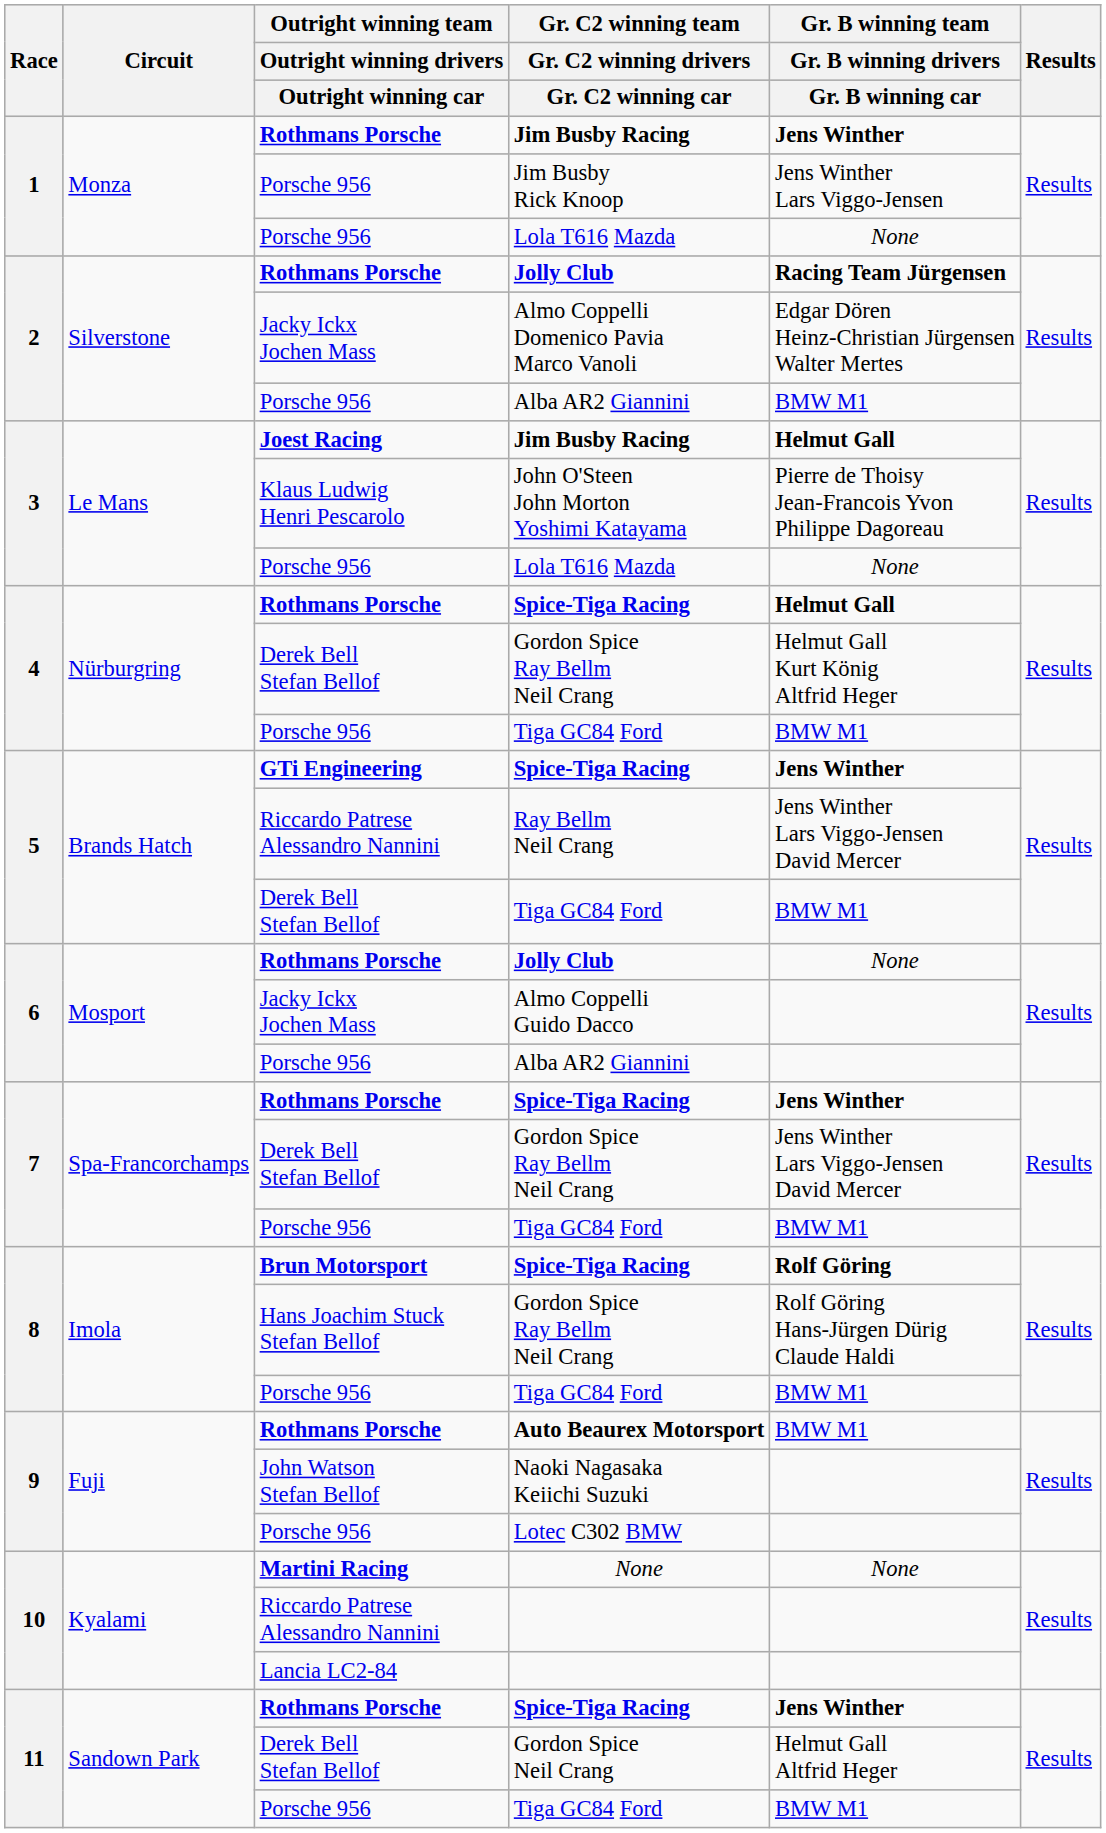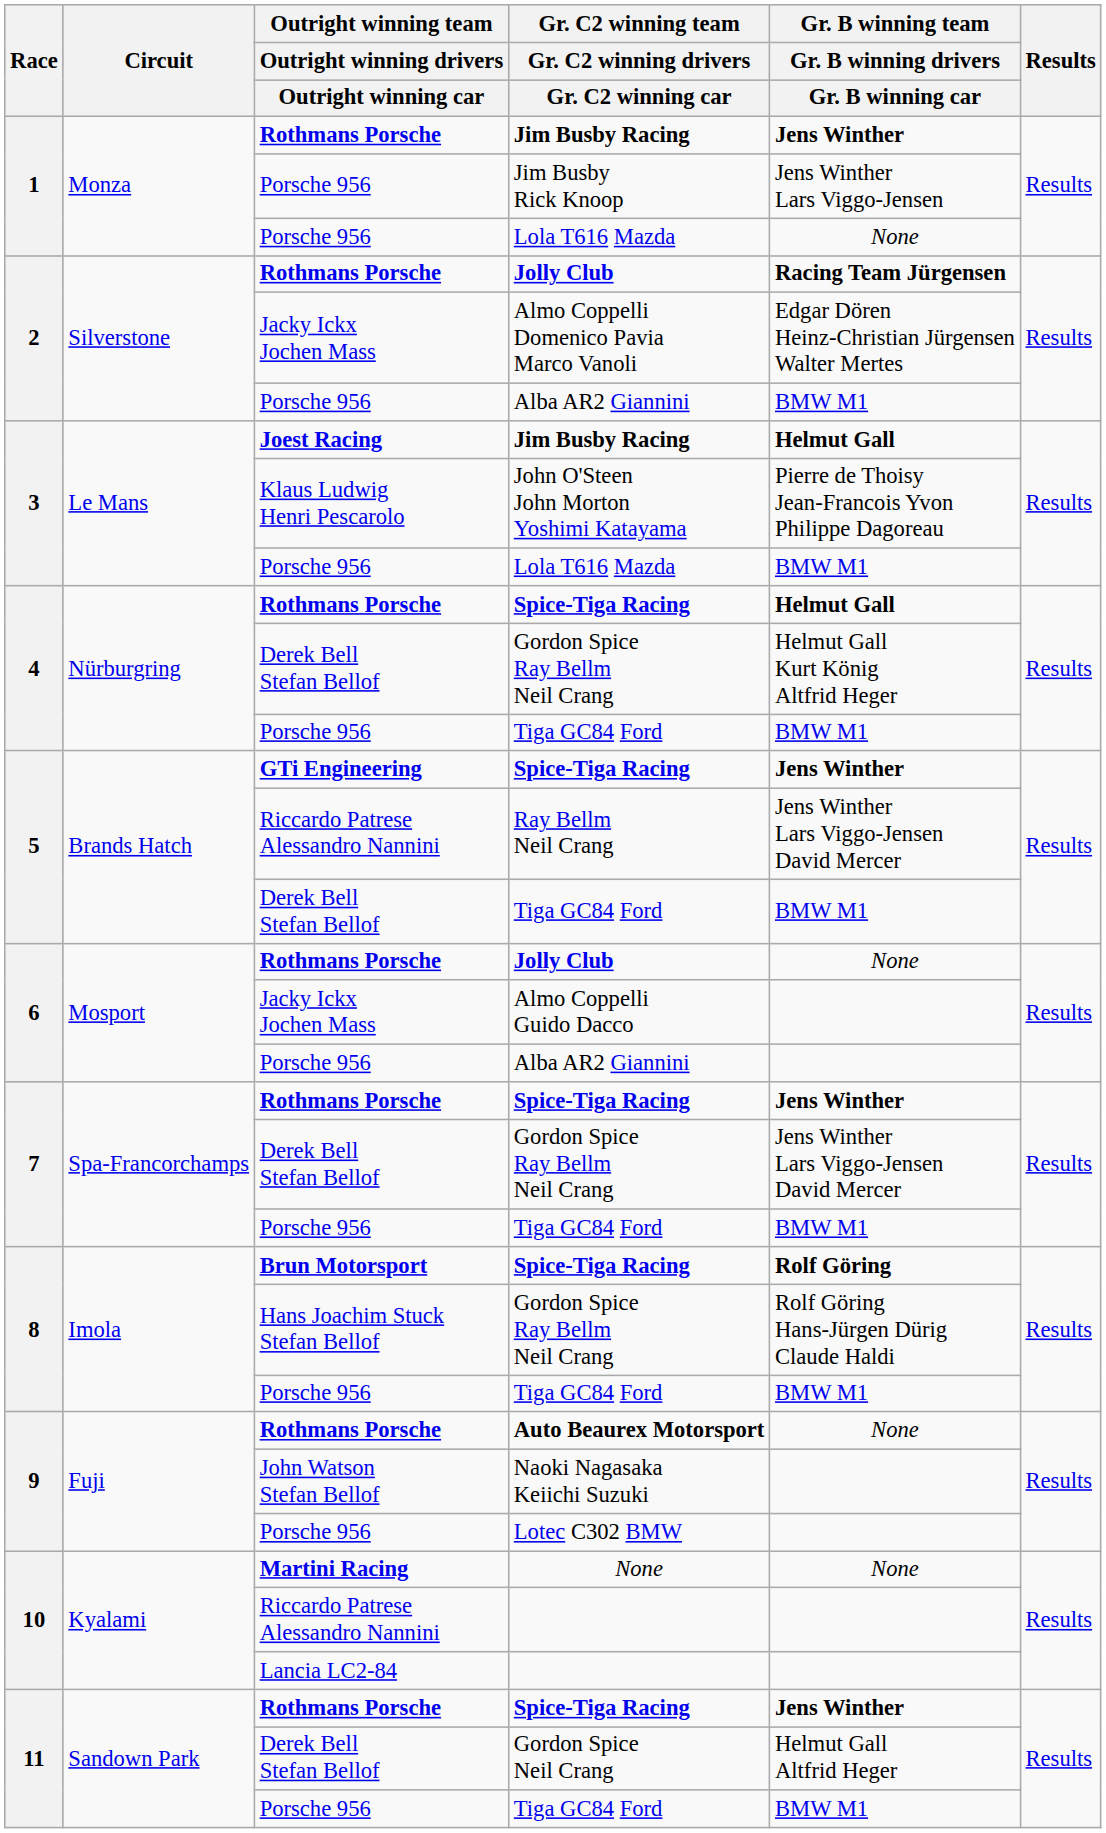(895, 567) None -> (822, 567) BMW M1
(822, 1430) BMW M1 -> (895, 1430) None
